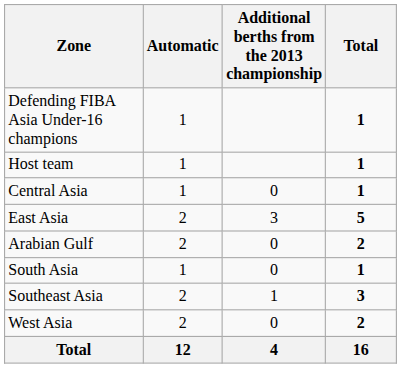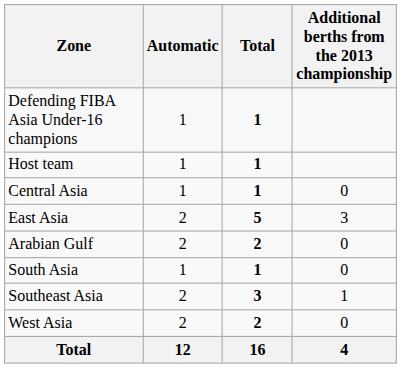columns swapped: (274, 46) <-> (361, 46)
